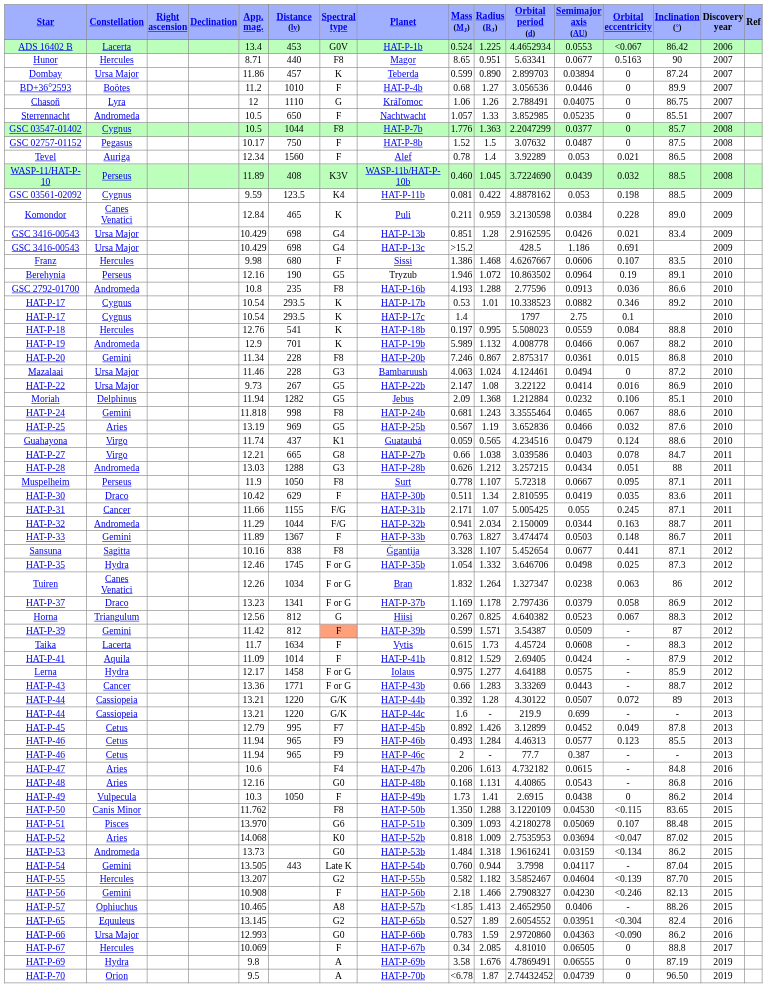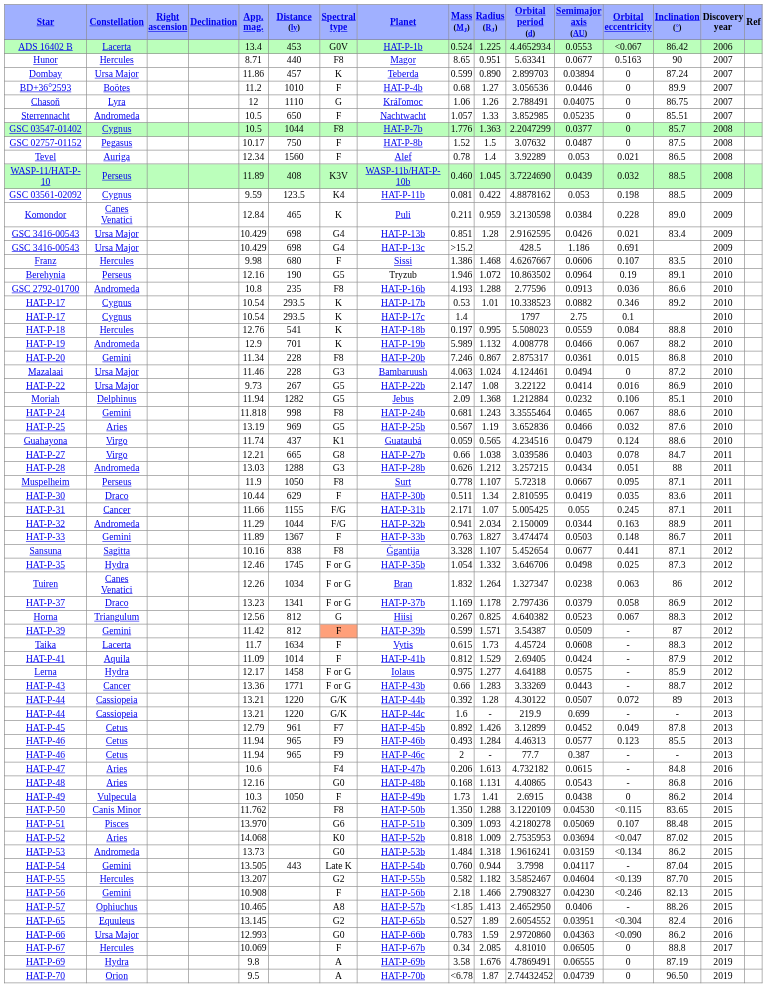(253, 496) 10.42 -> (253, 496) 10.44
(677, 523) 88.7 -> (677, 523) 88.9
(294, 727) 995 -> (294, 727) 961
